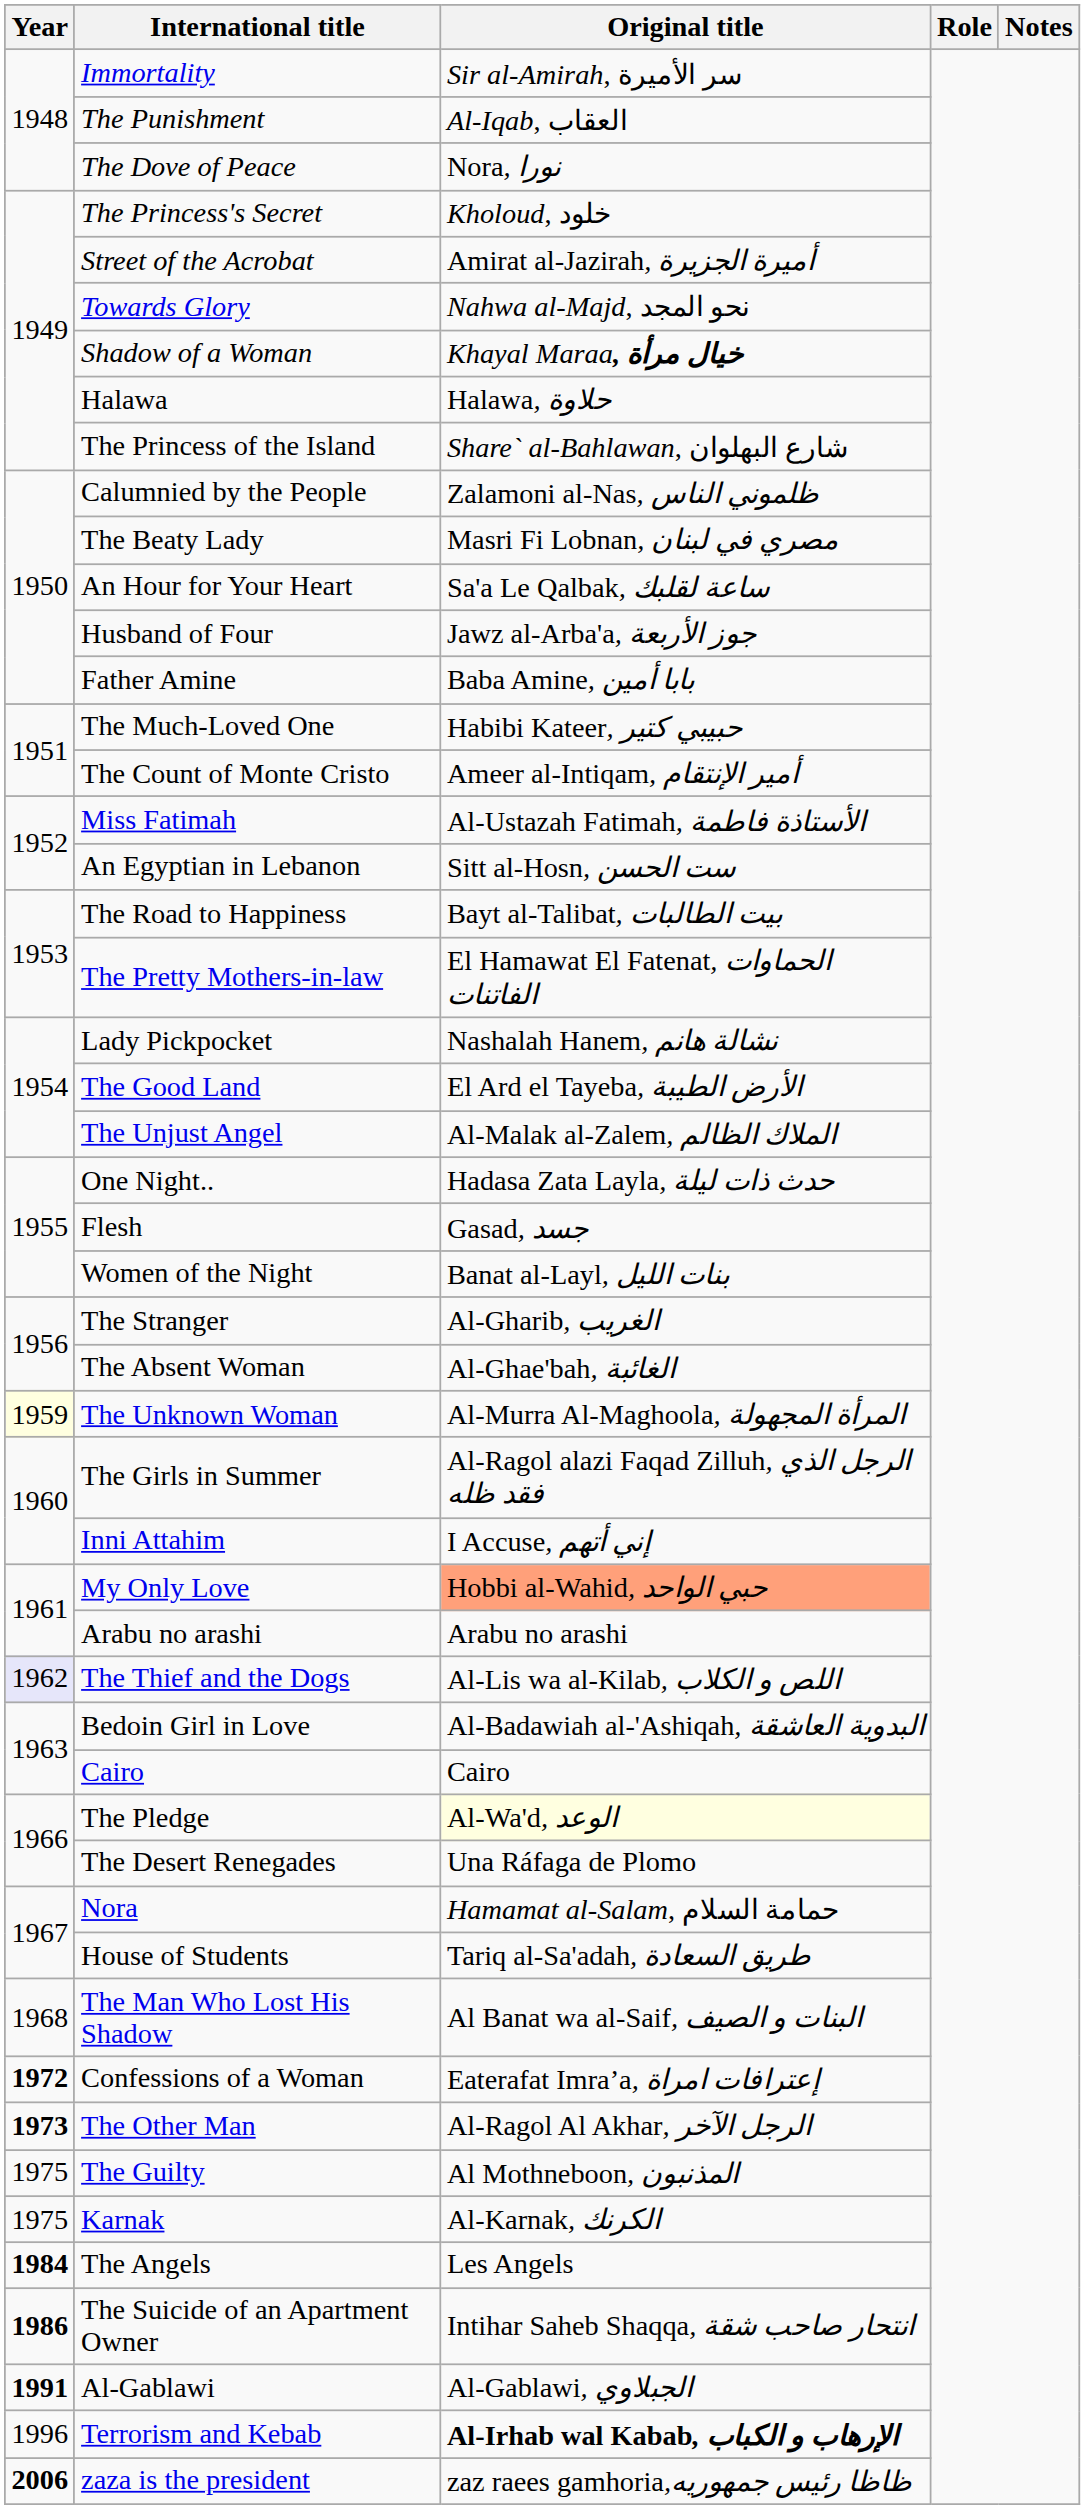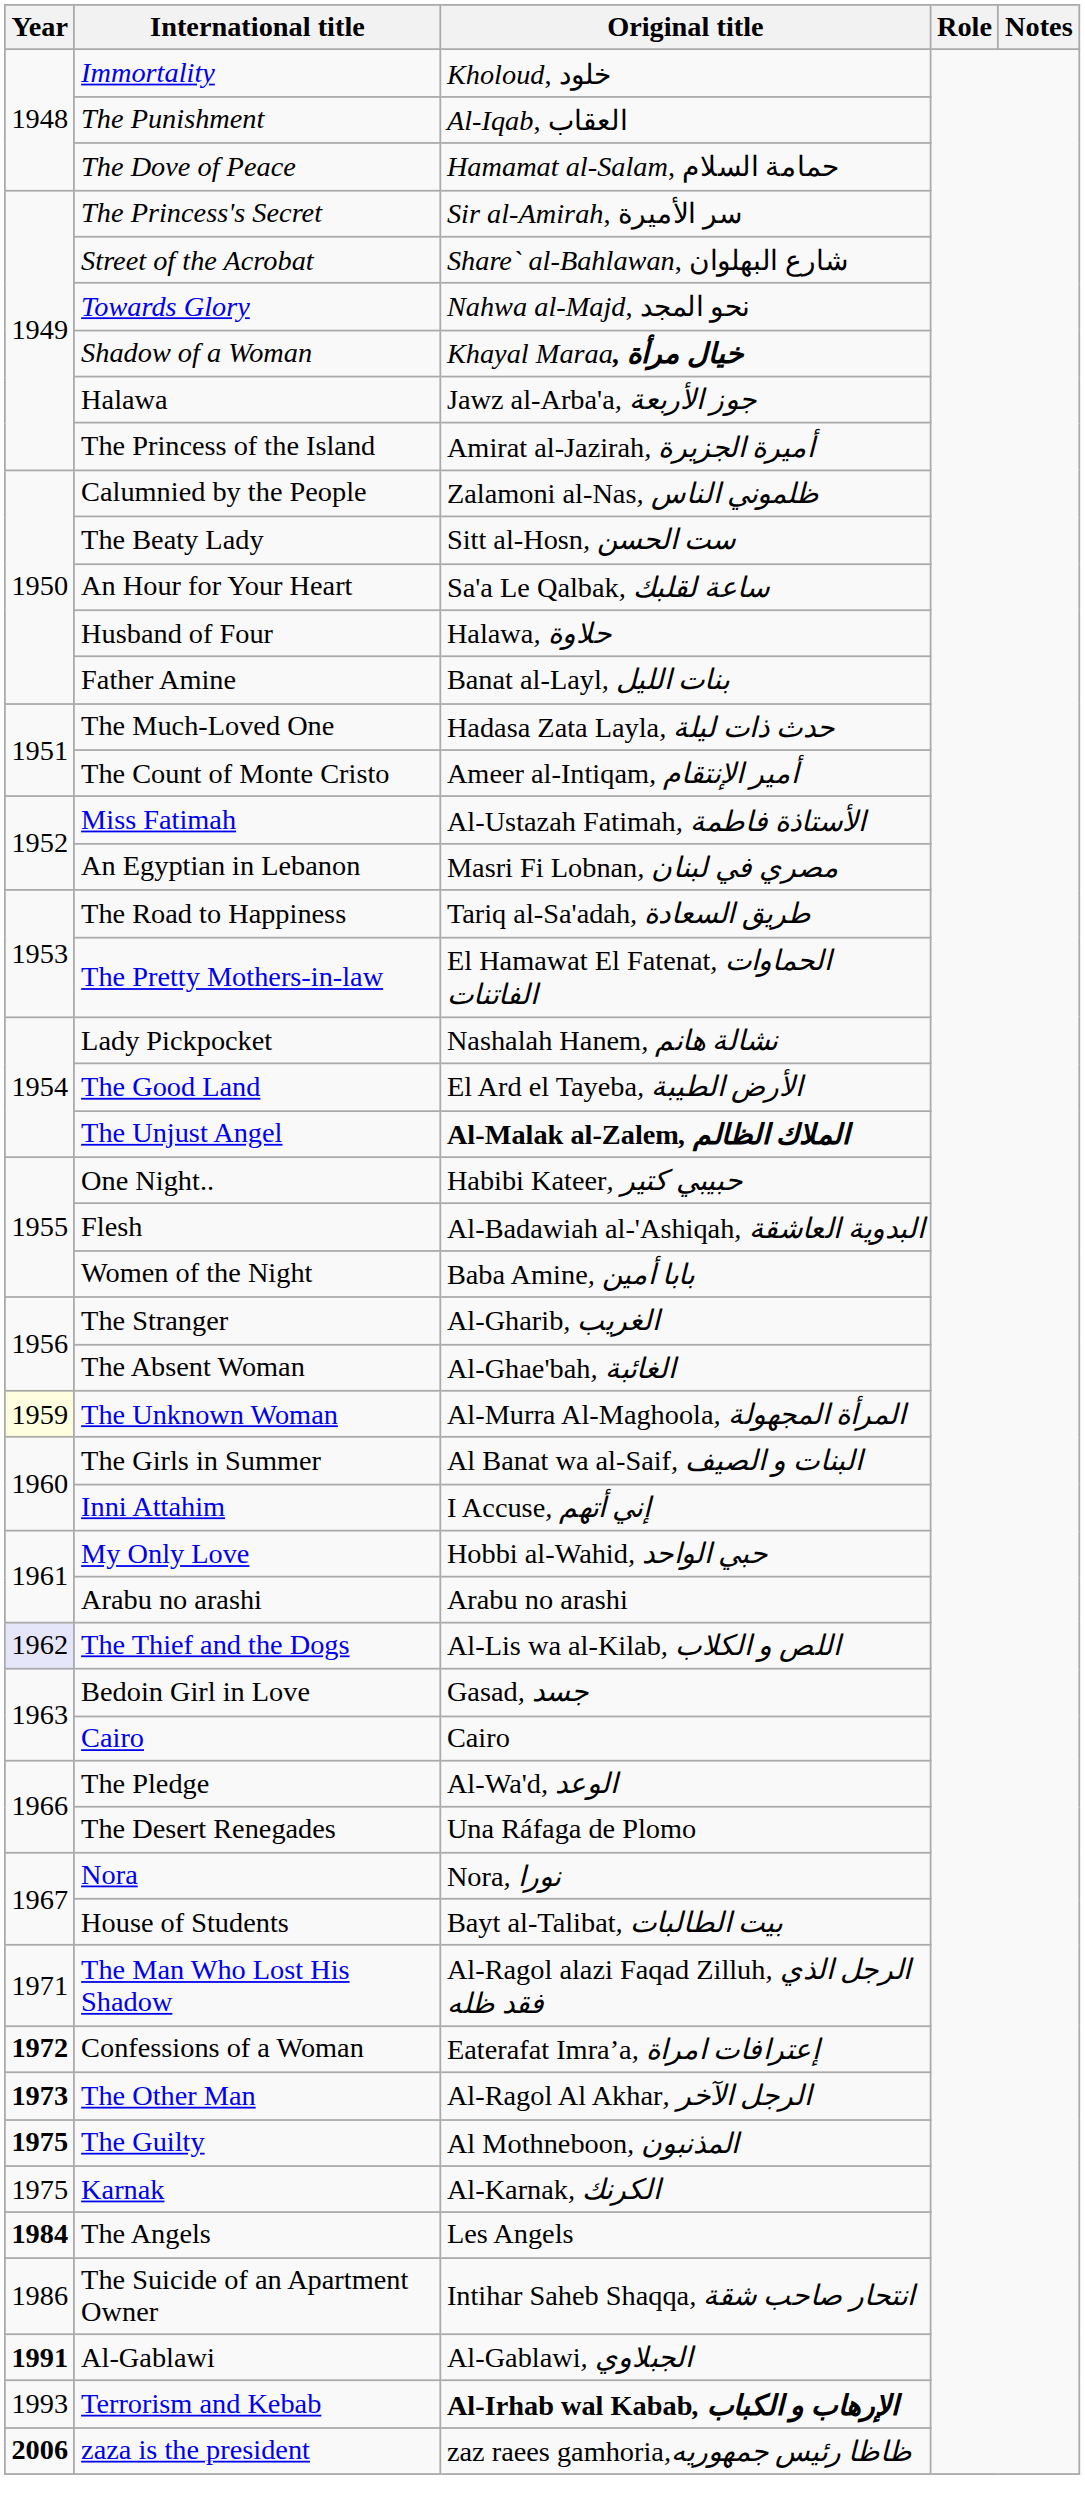(594, 73) Sir al-Amirah, سر الأميرة -> (529, 73) Kholoud, خلود
(504, 167) Nora, نورا -> (643, 167) Hamamat al-Salam, حمامة السلام
(529, 213) Kholoud, خلود -> (594, 213) Sir al-Amirah, سر الأميرة
(631, 260) Amirat al-Jazirah, أميرة الجزيرة -> (648, 260) Share` al-Bahlawan, شارع البهلوان
(529, 400) Halawa, حلاوة -> (602, 400) Jawz al-Arba'a, جوز الأربعة
(648, 447) Share` al-Bahlawan, شارع البهلوان -> (631, 447) Amirat al-Jazirah, أميرة الجزيرة
(643, 540) Masri Fi Lobnan, مصري في لبنان -> (591, 540) Sitt al-Hosn, ست الحسن
(602, 633) Jawz al-Arba'a, جوز الأربعة -> (529, 633) Halawa, حلاوة
(570, 680) Baba Amine, بابا أمين -> (588, 680) Banat al-Layl, بنات الليل
(595, 727) Habibi Kateer, حبيبي كتير -> (641, 727) Hadasa Zata Layla, حدث ذات ليلة
(591, 867) Sitt al-Hosn, ست الحسن -> (643, 867) Masri Fi Lobnan, مصري في لبنان
(614, 913) Bayt al-Talibat, بيت الطالبات -> (629, 913) Tariq al-Sa'adah, طريق السعادة
(642, 1134) normal -> (648, 1134) bold
(641, 1180) Hadasa Zata Layla, حدث ذات ليلة -> (595, 1180) Habibi Kateer, حبيبي كتير
(518, 1227) Gasad, جسد -> (685, 1227) Al-Badawiah al-'Ashiqah, البدوية العاشقة
(588, 1274) Banat al-Layl, بنات الليل -> (570, 1274) Baba Amine, بابا أمين
(679, 1477) Al-Ragol alazi Faqad Zilluh, الرجل الذي فقد ظله -> (655, 1461) Al Banat wa al-Saif, البنات و الصيف
(607, 1588) lightsalmon background -> (607, 1554) no background
(685, 1726) Al-Badawiah al-'Ashiqah, البدوية العاشقة -> (518, 1692) Gasad, جسد
(532, 1817) lightyellow background -> (532, 1784) no background
(643, 1909) Hamamat al-Salam, حمامة السلام -> (504, 1875) Nora, نورا
(629, 1956) Tariq al-Sa'adah, طريق السعادة -> (614, 1922) Bayt al-Talibat, بيت الطالبات
(40, 2017) 1968 -> (40, 1985) 1971
(655, 2017) Al Banat wa al-Saif, البنات و الصيف -> (679, 1986) Al-Ragol alazi Faqad Zilluh, الرجل الذي فقد ظله
(40, 2172) normal -> (40, 2142) bold
(40, 2325) bold -> (40, 2295) normal
(40, 2433) 1996 -> (40, 2403) 1993
